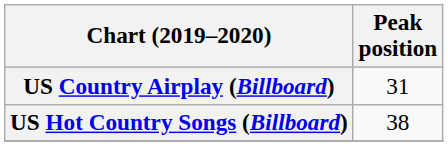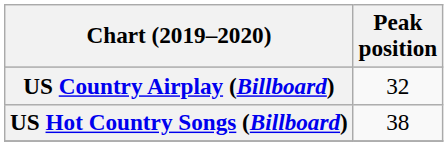(398, 85) 31 -> (398, 85) 32
